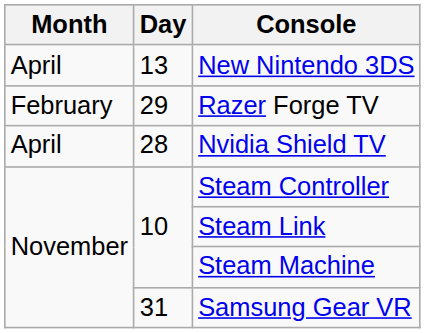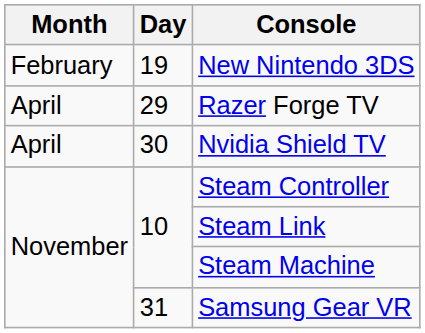(36, 65) April -> (62, 65) February
(154, 65) 13 -> (154, 65) 19
(62, 105) February -> (36, 105) April
(154, 145) 28 -> (154, 145) 30
